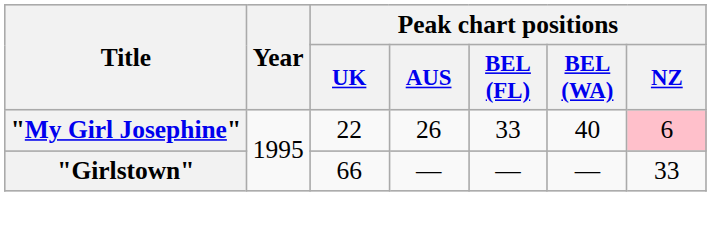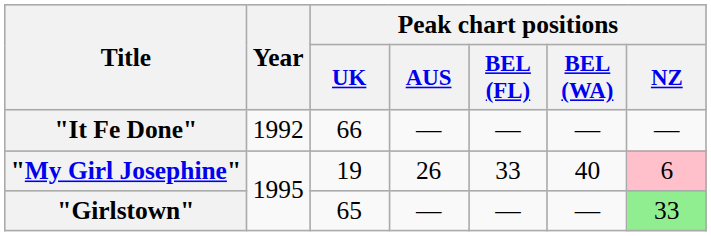+ row: (126, 129)
(349, 129) 22 -> (349, 170) 19
(349, 170) 66 -> (349, 210) 65
(667, 170) no background -> (667, 210) lightgreen background
